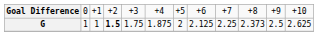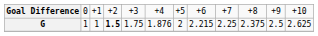(159, 24) 1.875 -> (159, 24) 1.876
(201, 24) 2.125 -> (201, 24) 2.215
(253, 24) 2.373 -> (253, 24) 2.375
